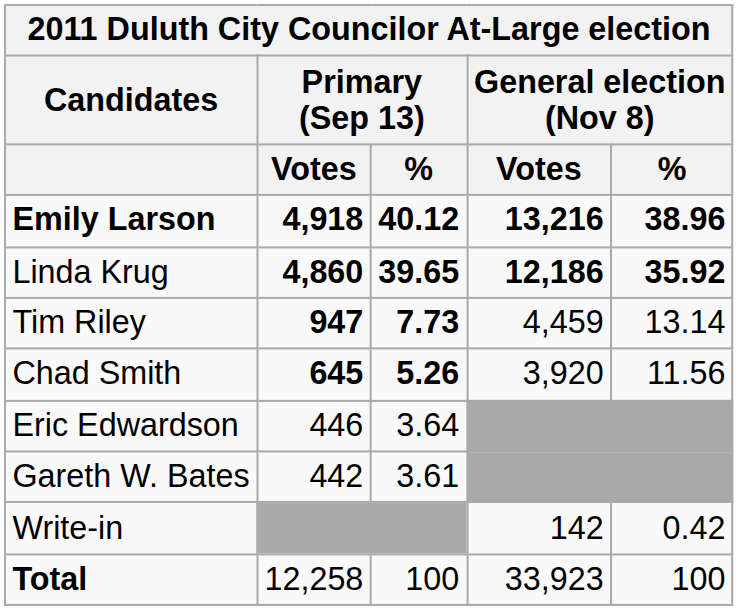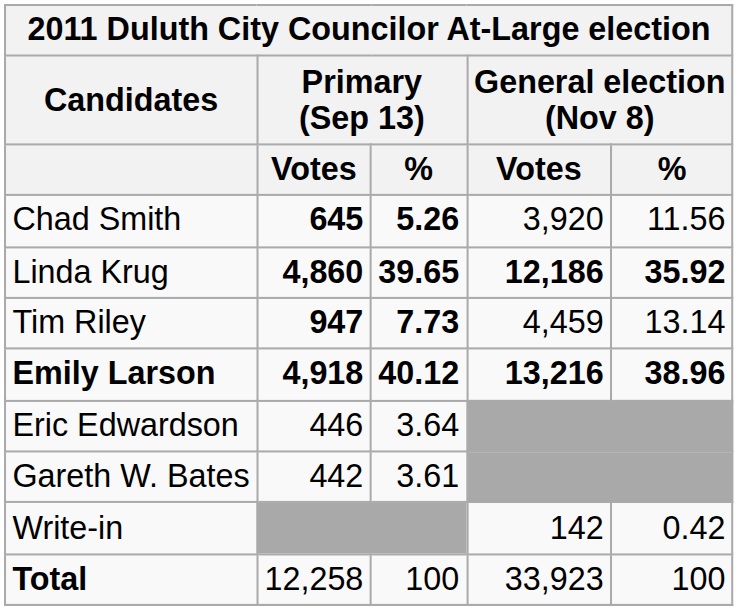rows swapped: (114, 220) <-> (97, 374)
